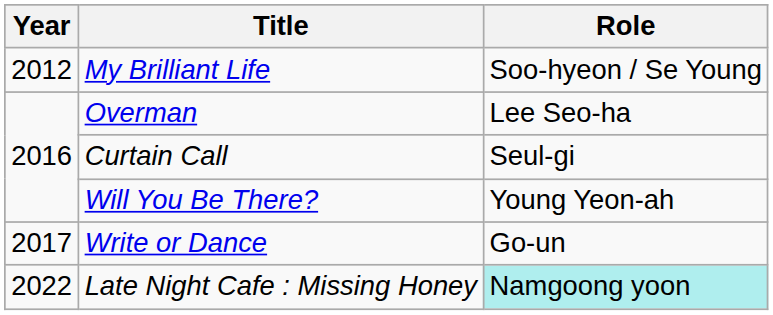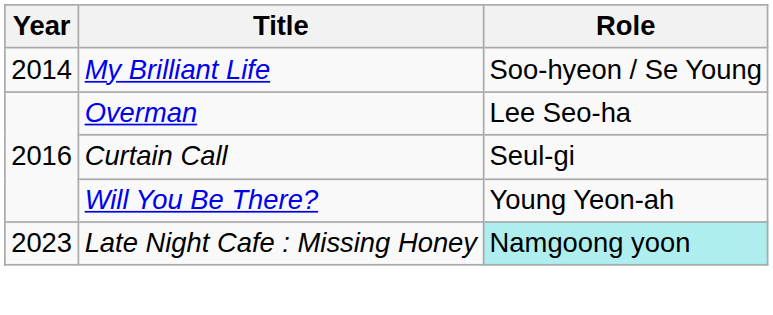(42, 69) 2012 -> (42, 69) 2014
- row: (176, 243)
(42, 286) 2022 -> (42, 243) 2023
